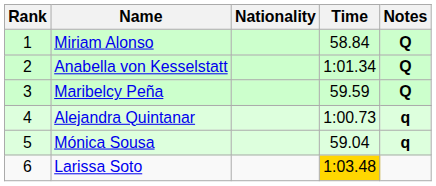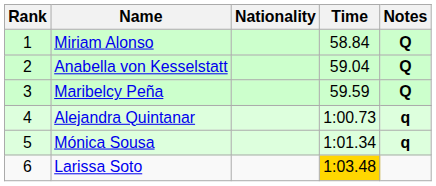(350, 67) 1:01.34 -> (350, 67) 59.04
(350, 142) 59.04 -> (350, 142) 1:01.34
